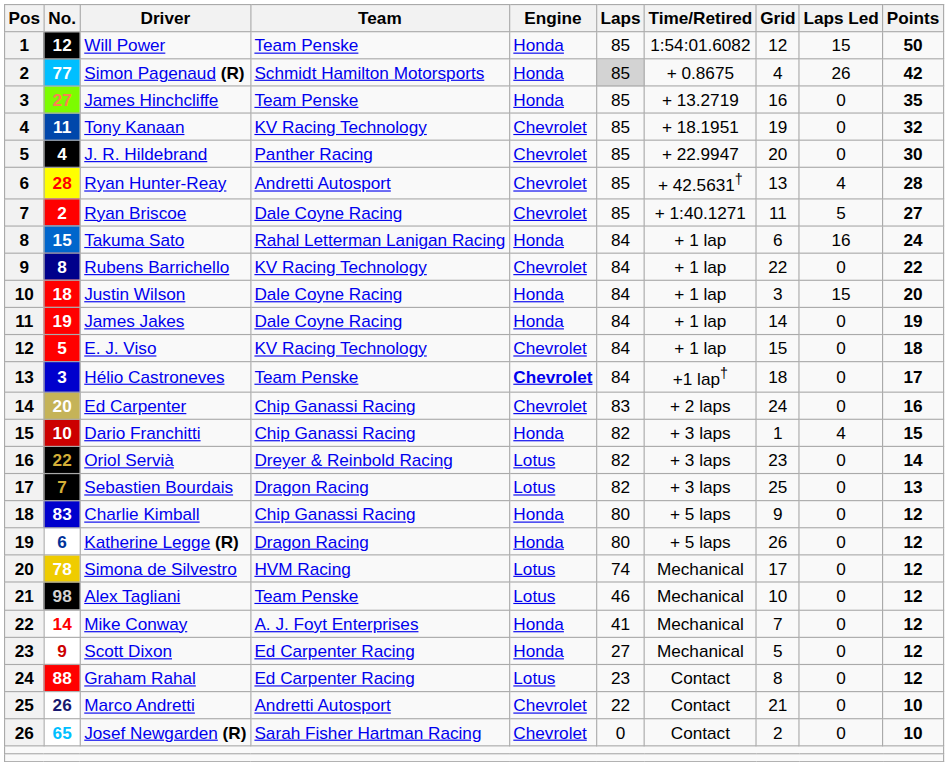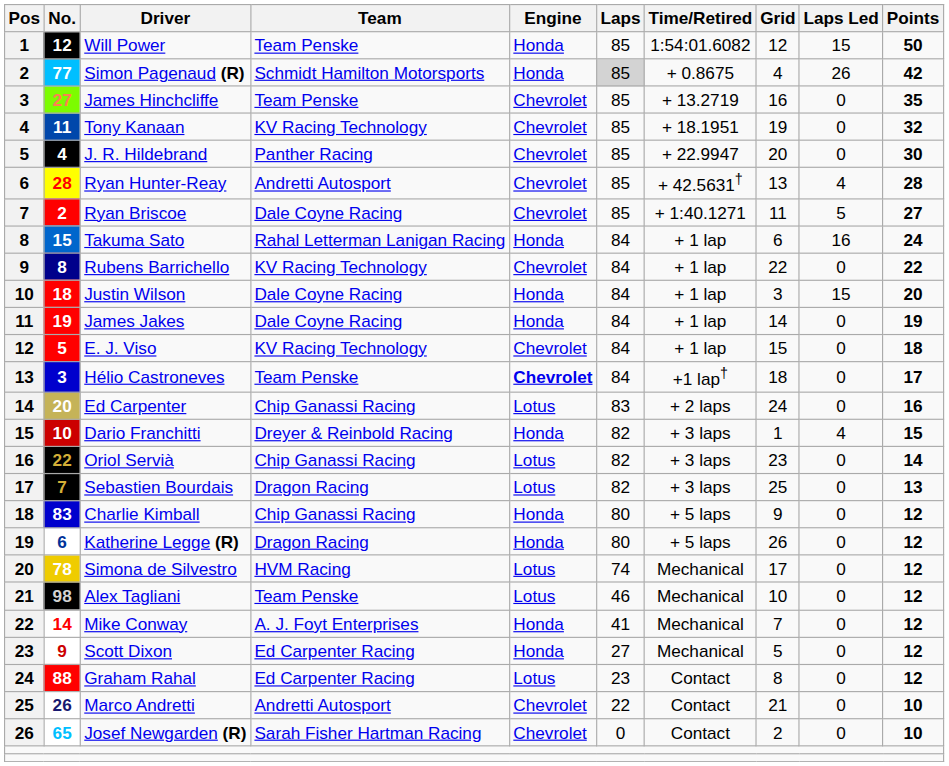(539, 100) Honda -> (550, 100) Chevrolet
(550, 406) Chevrolet -> (534, 406) Lotus
(335, 433) Chip Ganassi Racing -> (354, 433) Dreyer & Reinbold Racing
(354, 460) Dreyer & Reinbold Racing -> (335, 460) Chip Ganassi Racing
